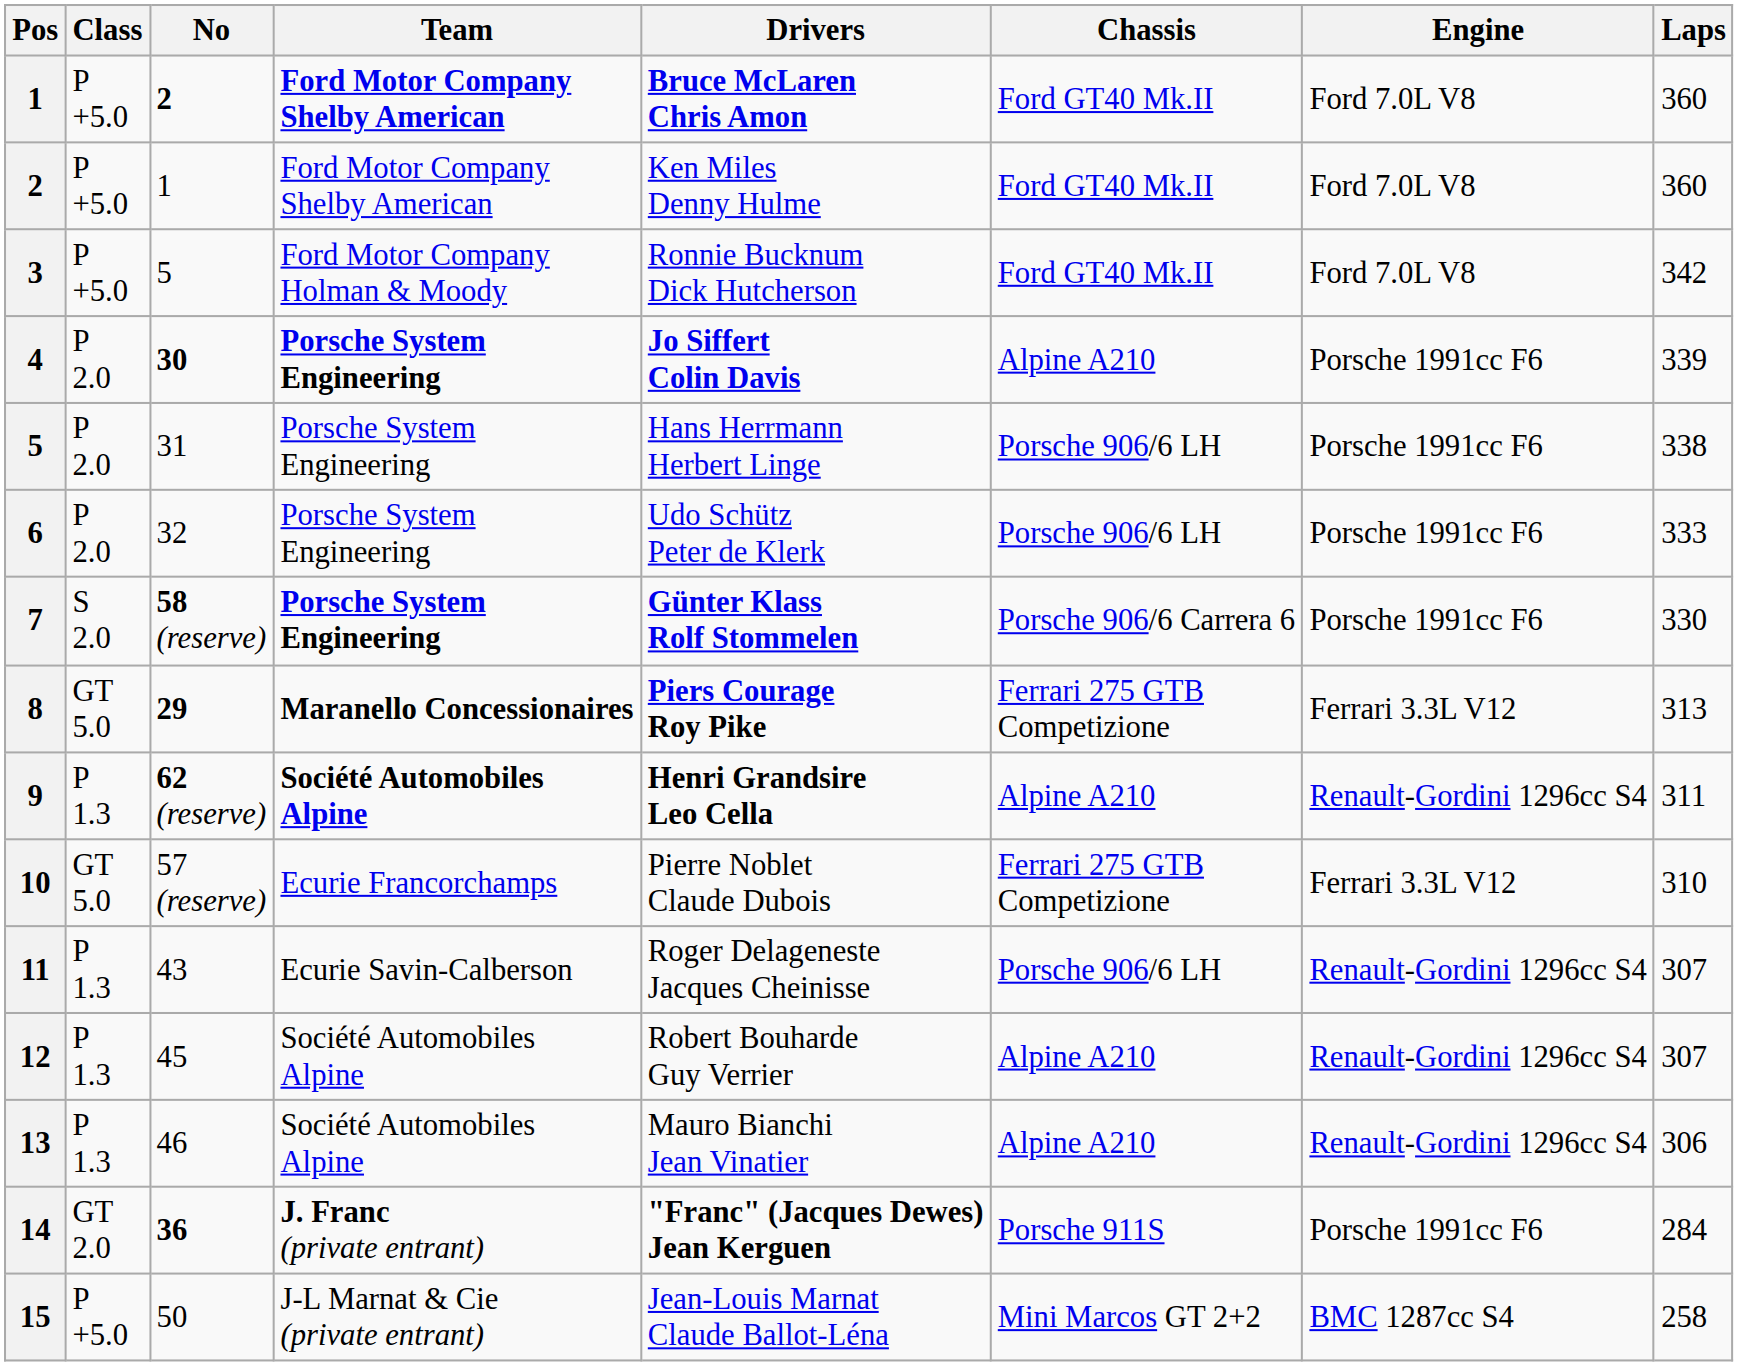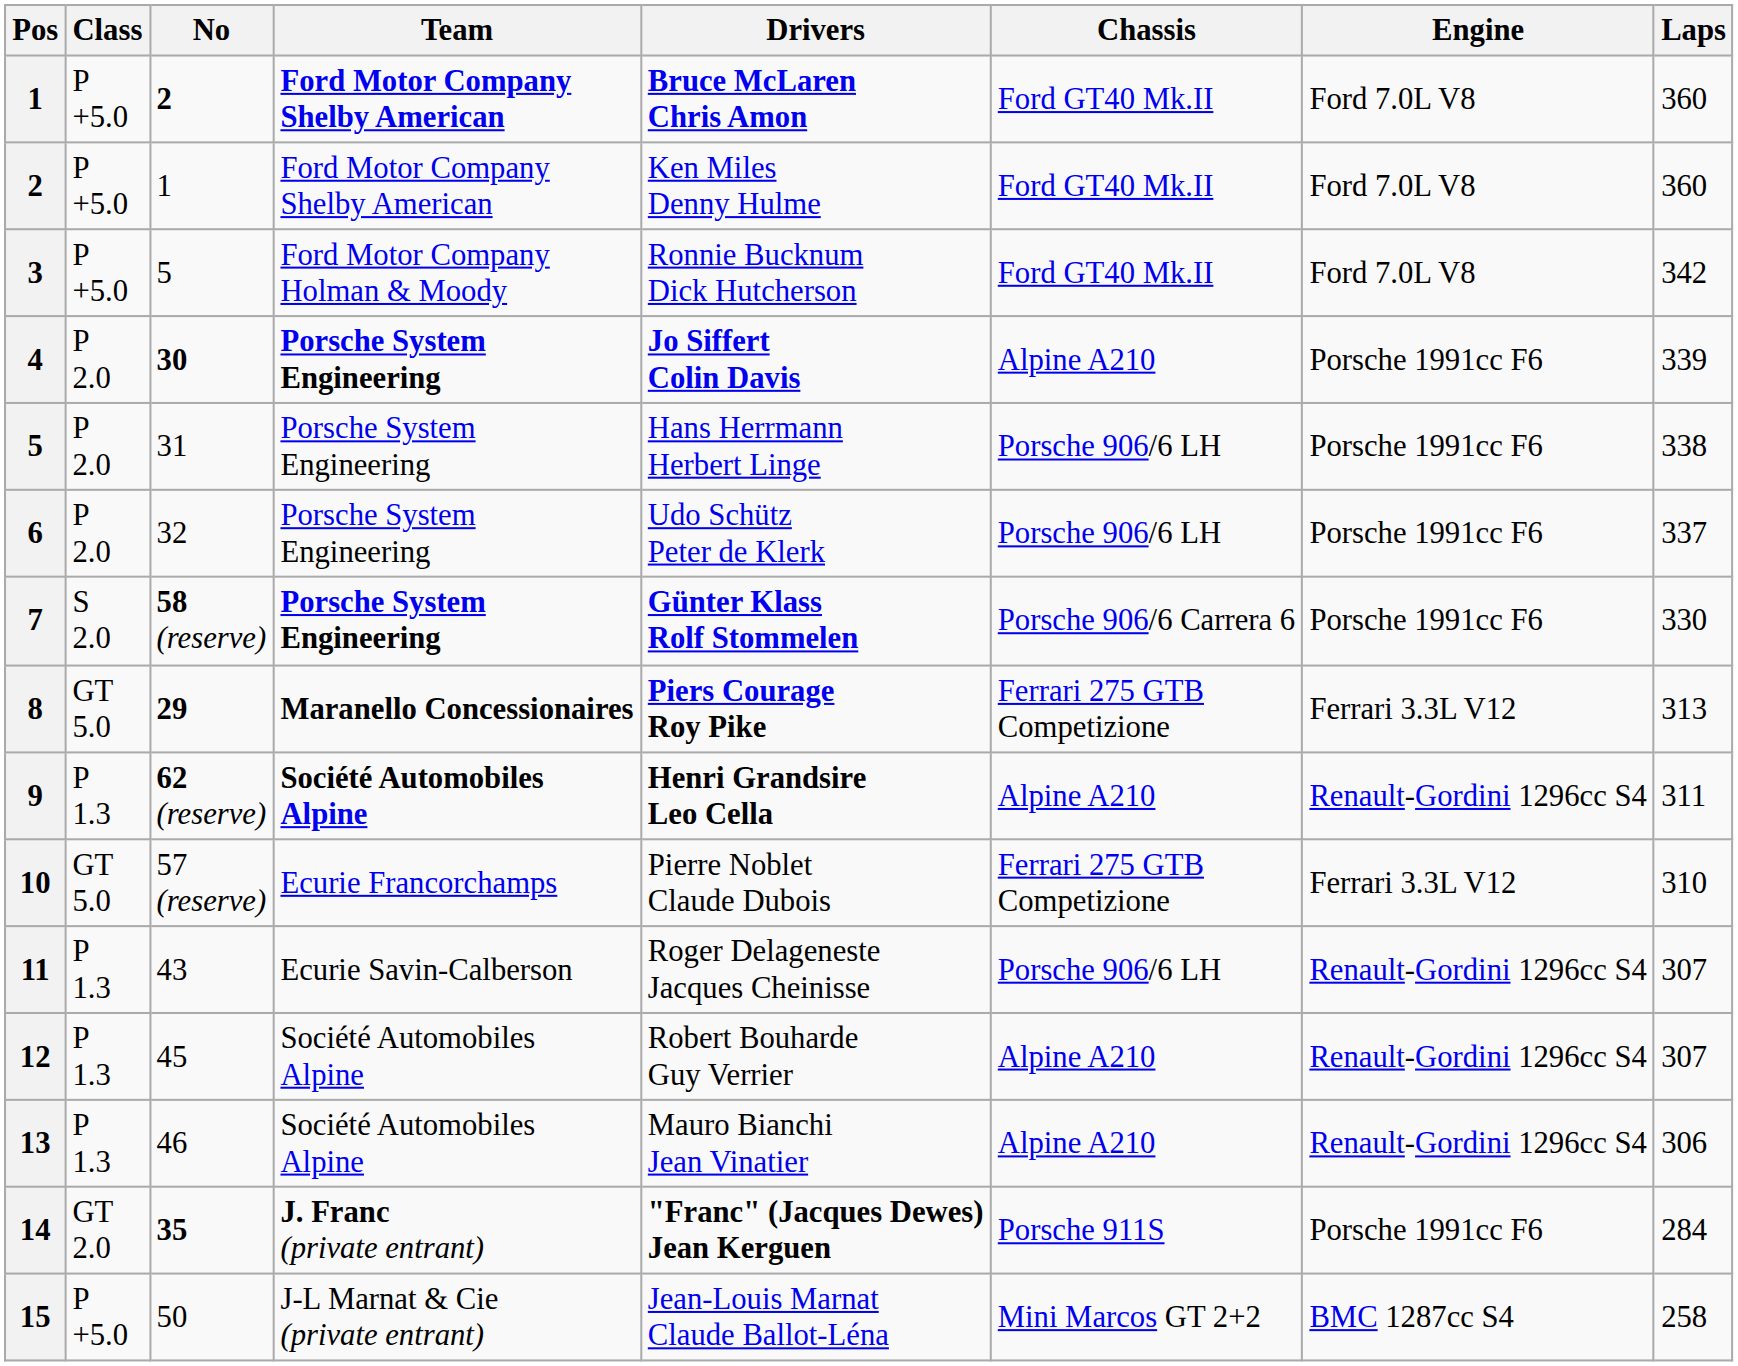(1684, 533) 333 -> (1684, 533) 337
(172, 1229) 36 -> (172, 1229) 35
